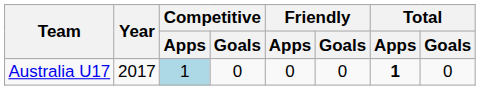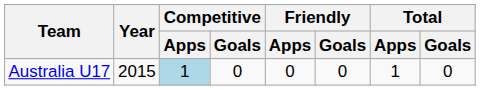(137, 71) 2017 -> (137, 71) 2015
(395, 71) bold -> (395, 71) normal
